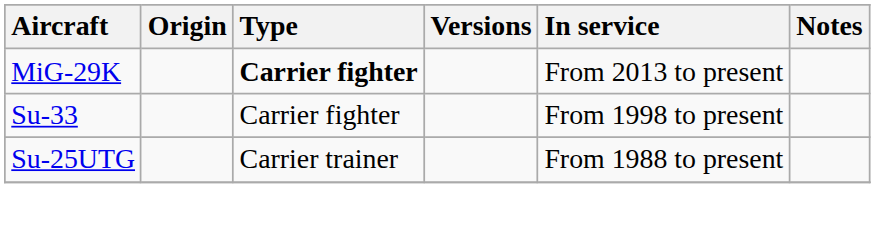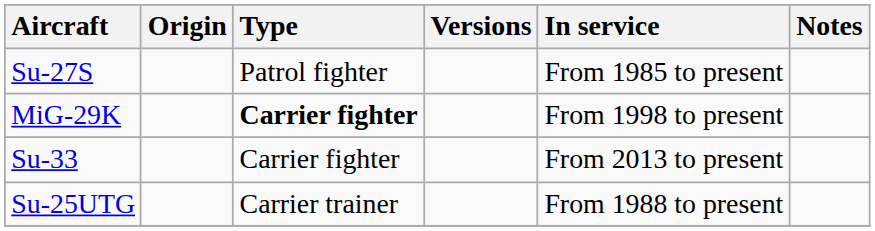+ row: (52, 70)
(664, 70) From 2013 to present -> (664, 114) From 1998 to present
(664, 114) From 1998 to present -> (664, 159) From 2013 to present
